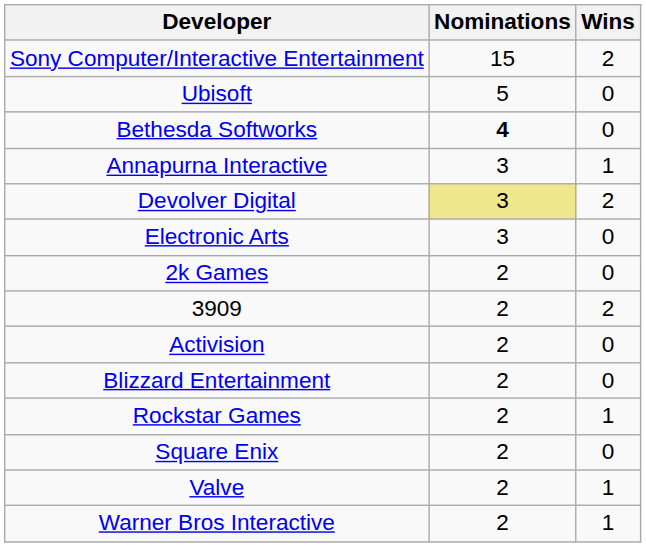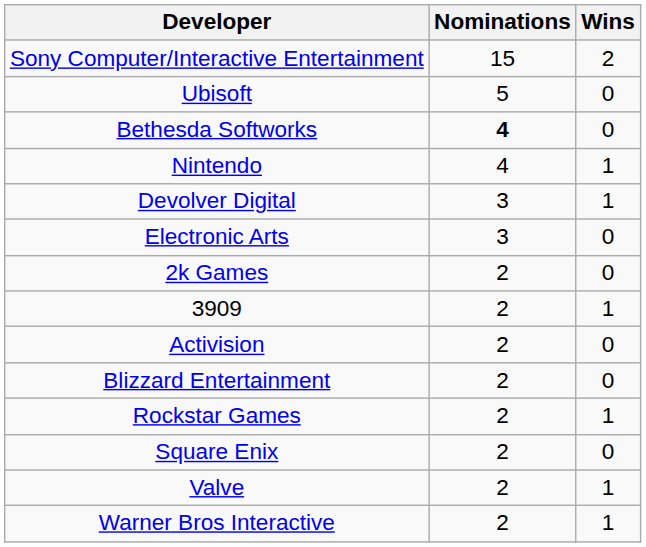+ row: (217, 165)
- row: (217, 165)
(502, 201) khaki background -> (502, 201) no background
(608, 201) 2 -> (608, 201) 1
(608, 308) 2 -> (608, 308) 1
